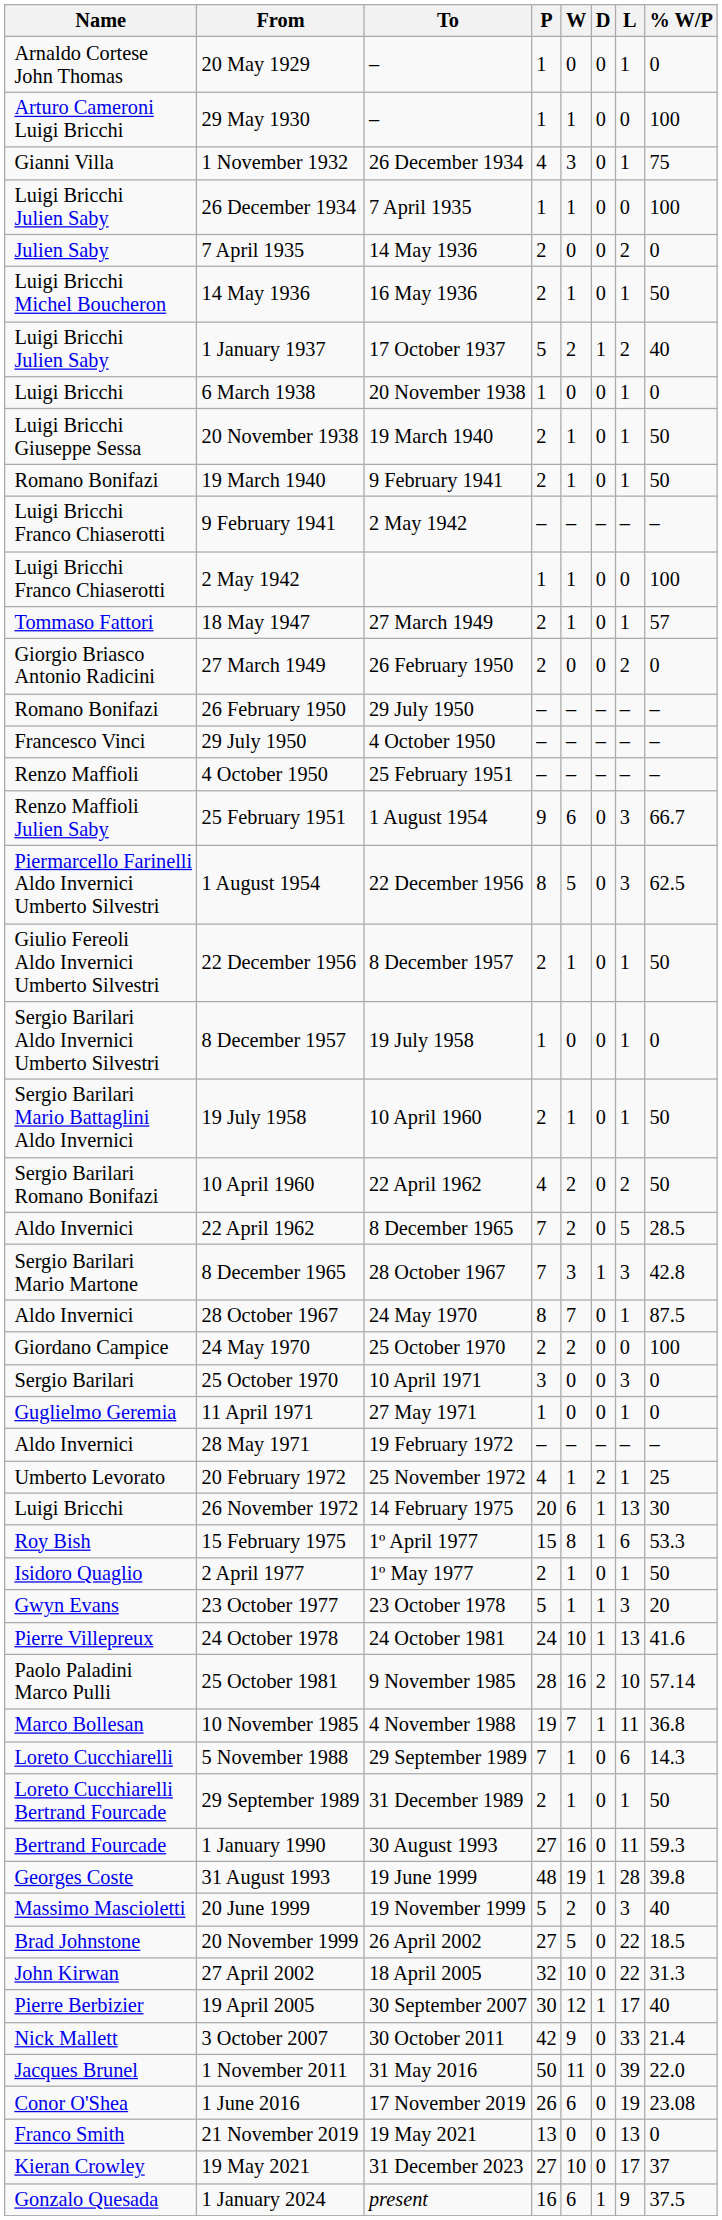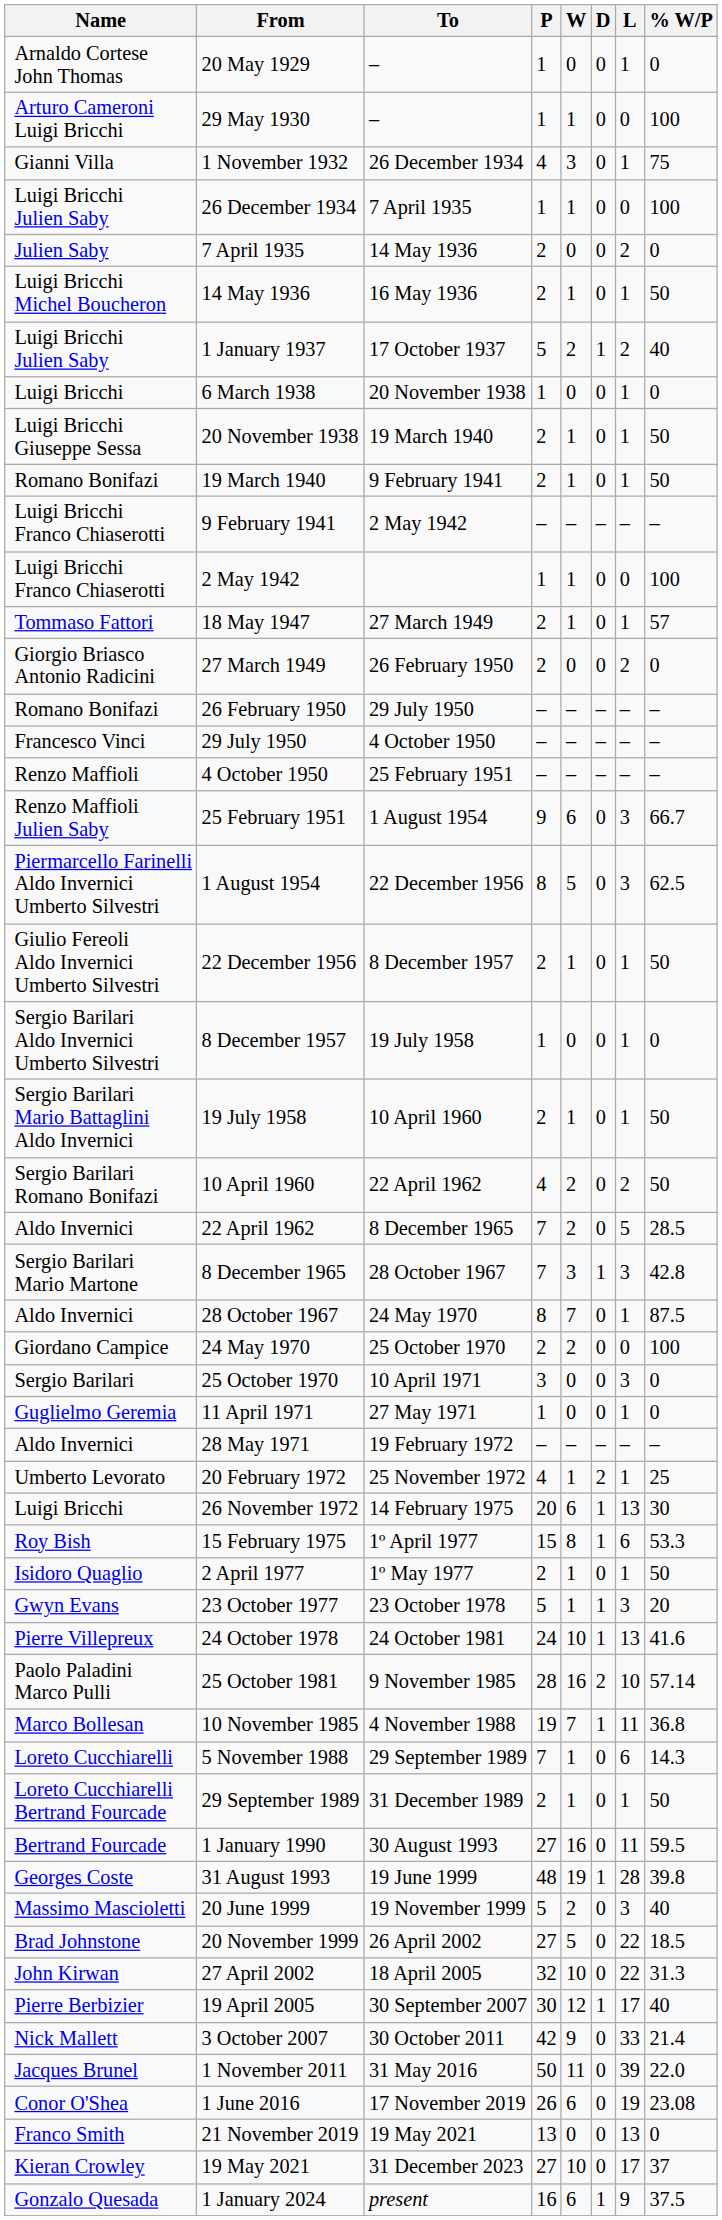(667, 1844) 59.3 -> (667, 1844) 59.5
